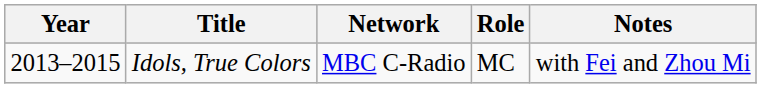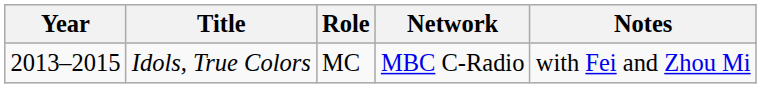columns swapped: (394, 23) <-> (501, 23)
